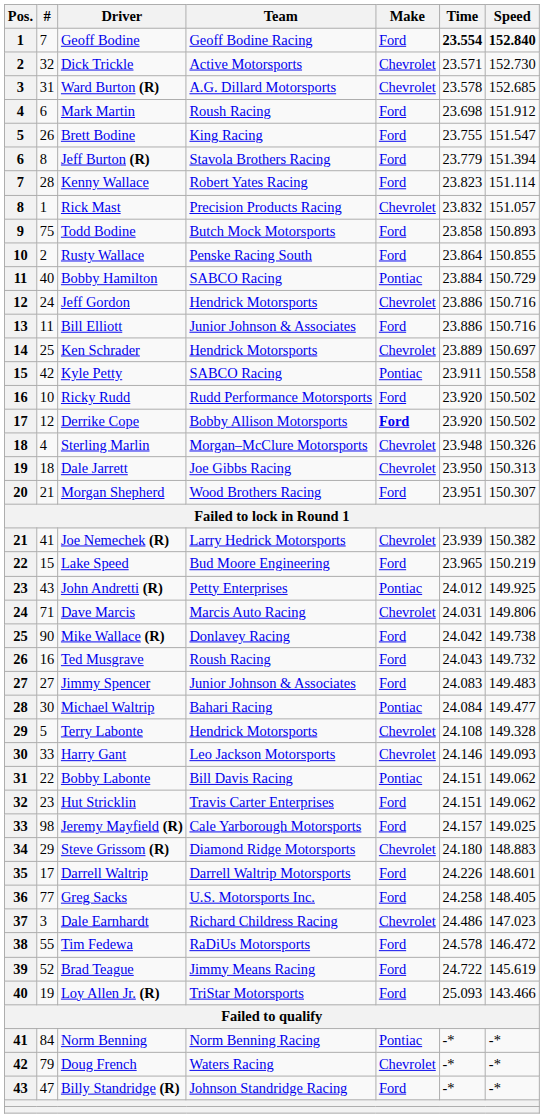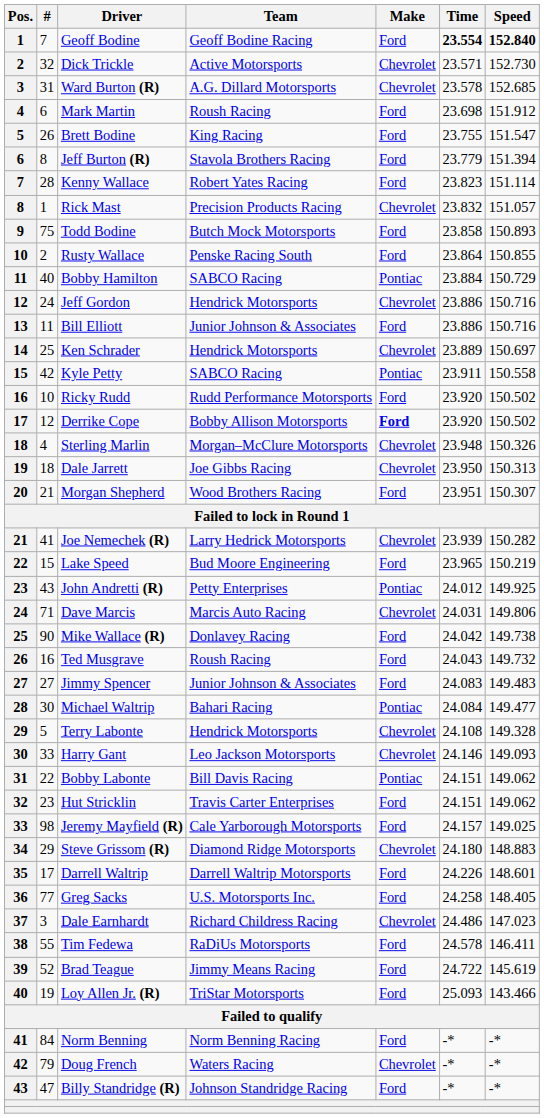(512, 540) 150.382 -> (512, 540) 150.282
(512, 945) 146.472 -> (512, 945) 146.411
(401, 1040) Pontiac -> (393, 1040) Ford
